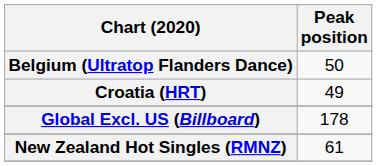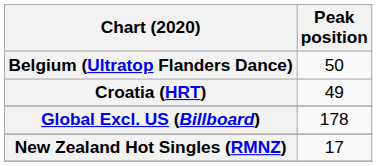(334, 147) 61 -> (334, 147) 17
